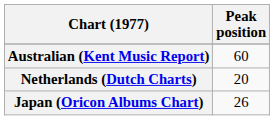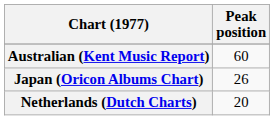rows swapped: (109, 102) <-> (109, 79)
